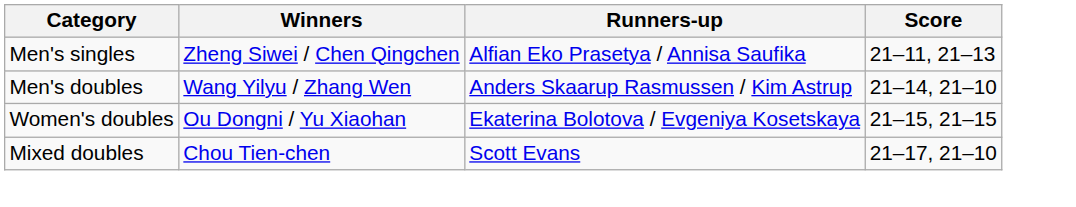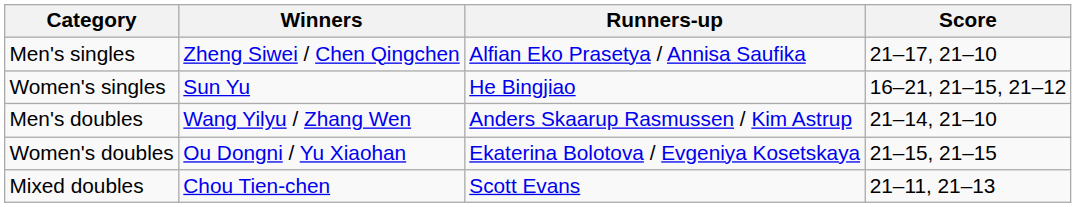(933, 53) 21–11, 21–13 -> (933, 53) 21–17, 21–10
+ row: (88, 86)
(933, 152) 21–17, 21–10 -> (933, 185) 21–11, 21–13
